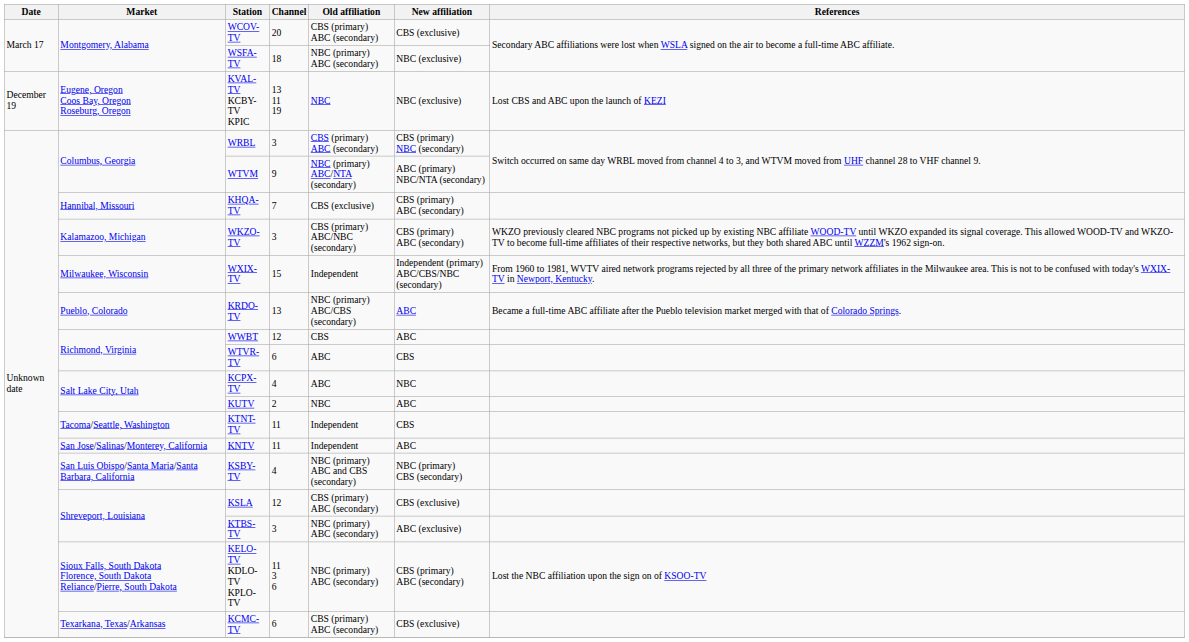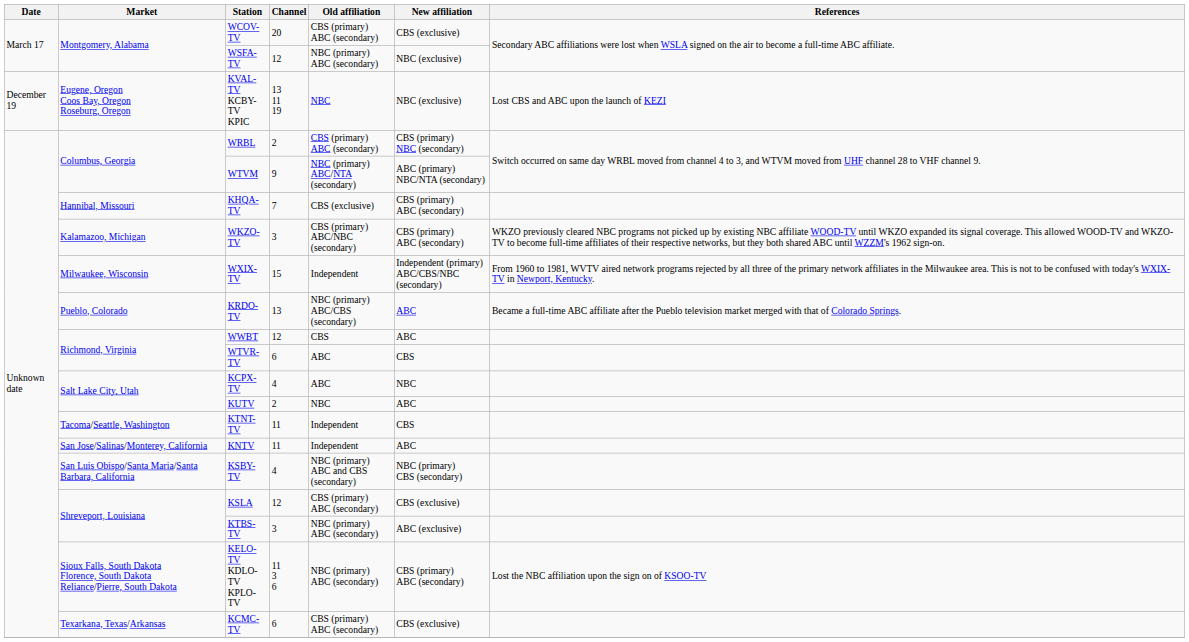(276, 58) 18 -> (276, 58) 12
(274, 143) 3 -> (274, 143) 2
